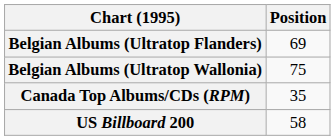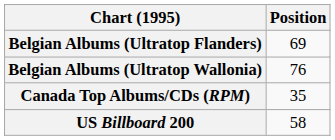(298, 69) 75 -> (298, 69) 76
